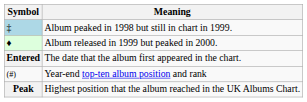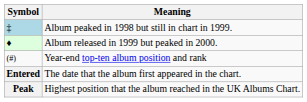rows swapped: (126, 74) <-> (143, 58)
